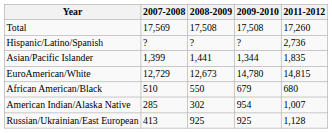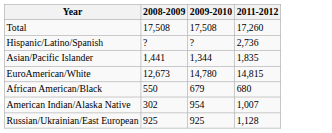- column: (164, 12)
